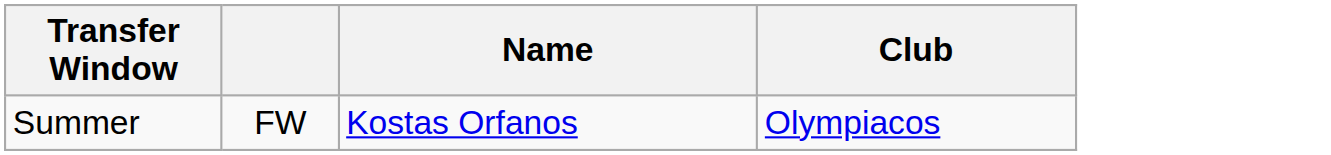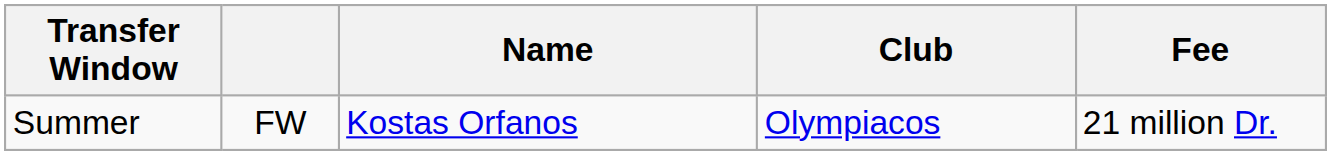+ column: (1200, 50)
